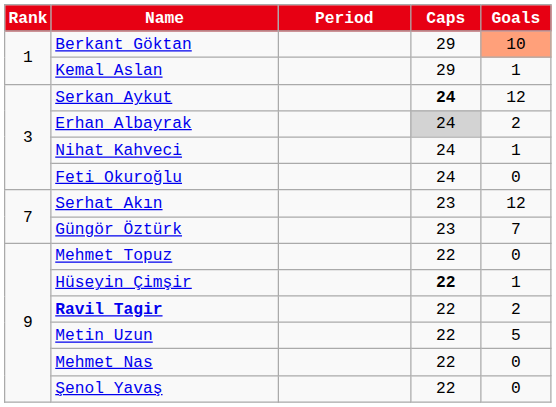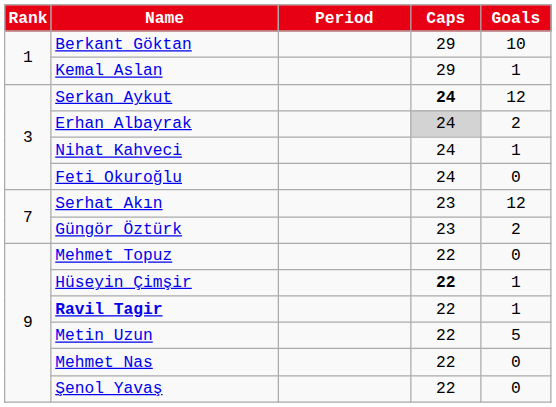(516, 44) lightsalmon background -> (516, 44) no background
(516, 230) 7 -> (516, 230) 2
(516, 309) 2 -> (516, 309) 1
